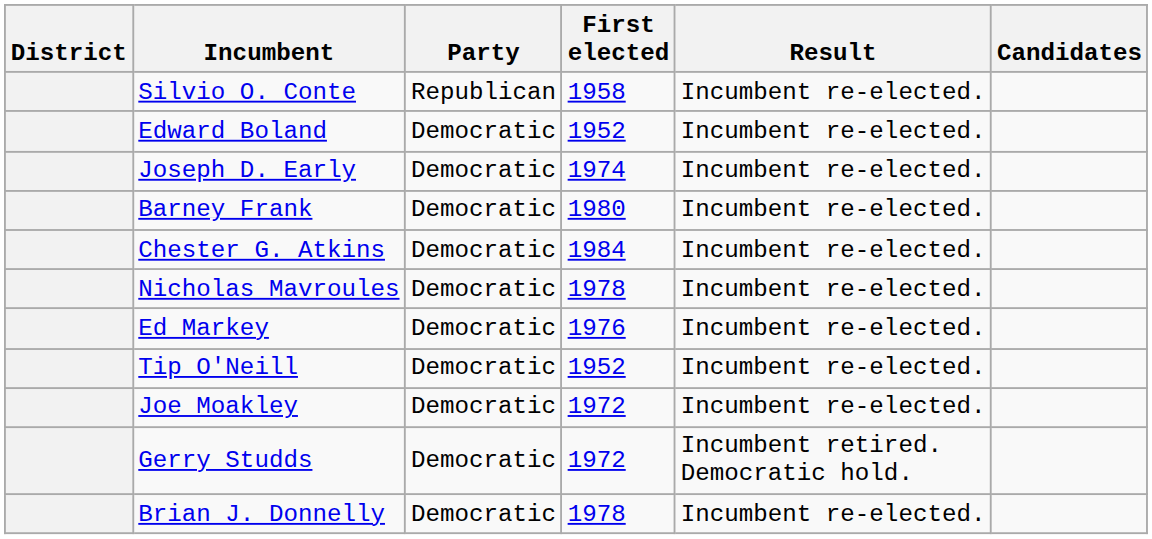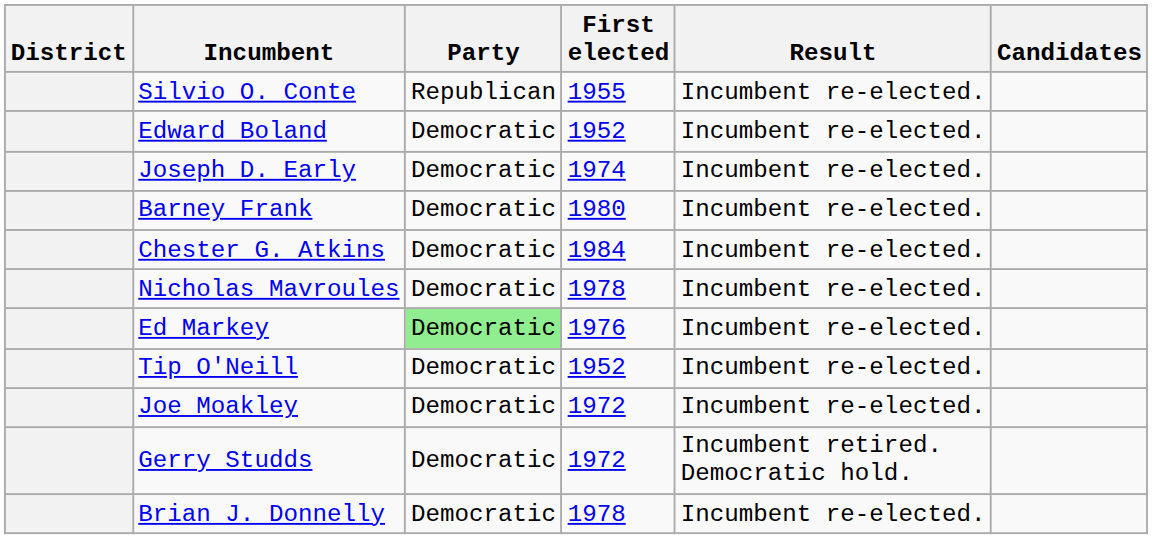(597, 92) 1958 -> (597, 92) 1955
(484, 328) no background -> (484, 328) lightgreen background
